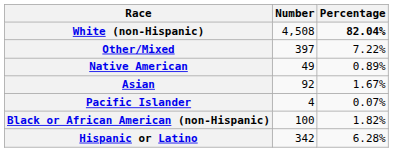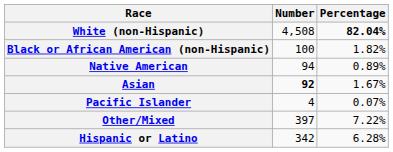rows swapped: (139, 120) <-> (139, 49)
(308, 67) 49 -> (308, 67) 94
(308, 85) normal -> (308, 85) bold
